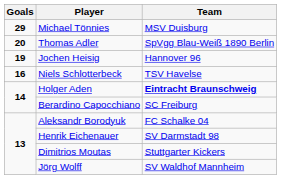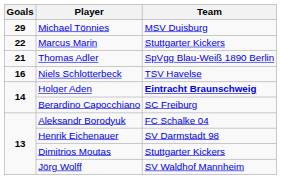+ row: (68, 43)
(20, 43) 20 -> (20, 58) 21
- row: (69, 58)
